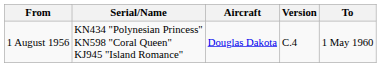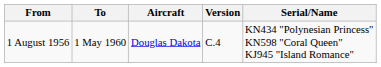columns swapped: (348, 13) <-> (139, 13)
